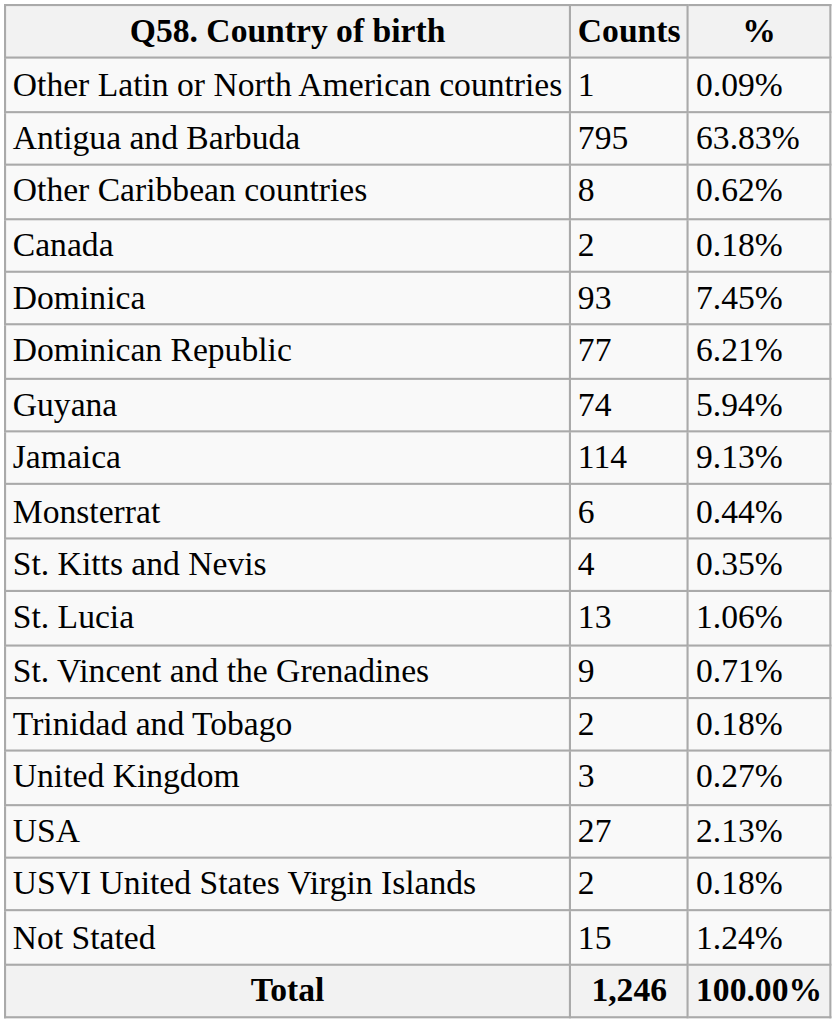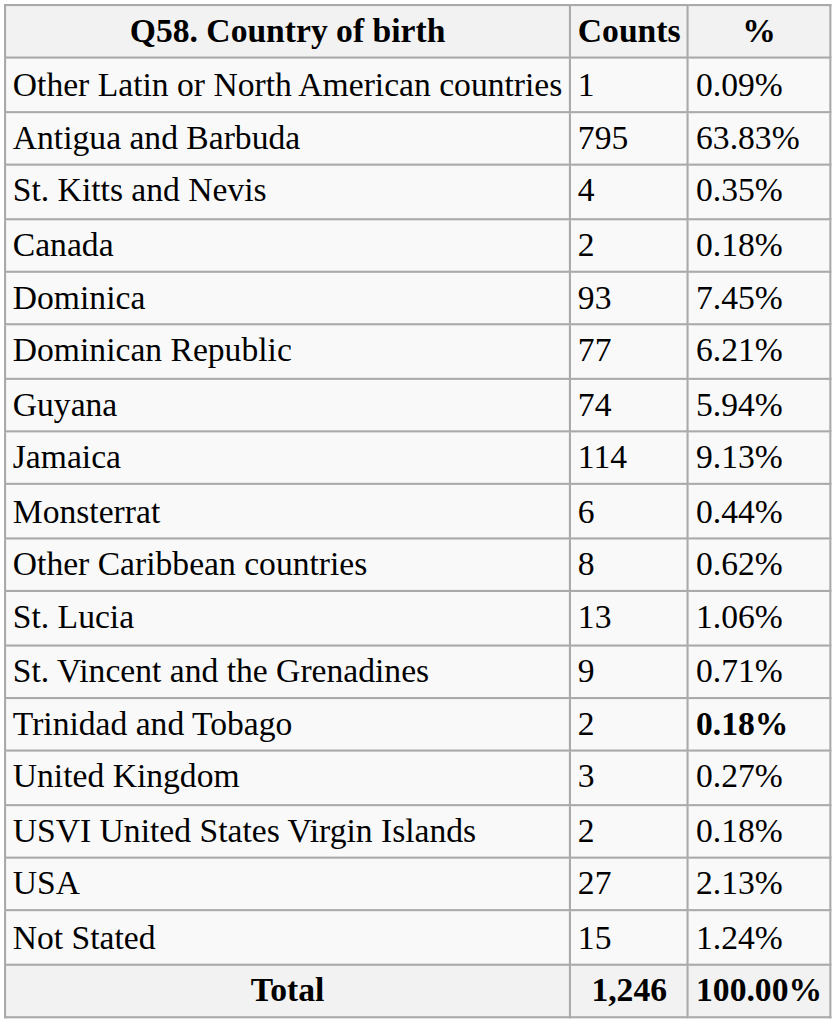rows swapped: (190, 191) <-> (140, 564)
(739, 723) normal -> (742, 723) bold
rows swapped: (46, 830) <-> (244, 883)
